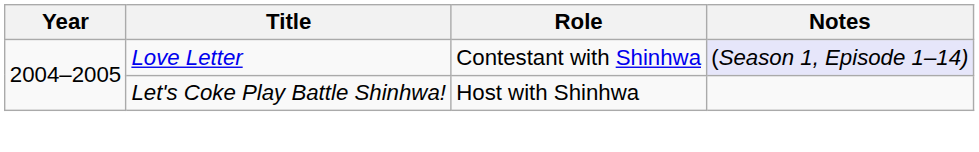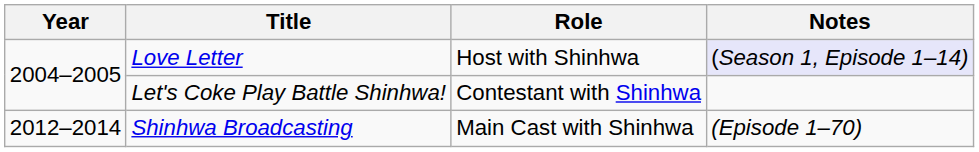(579, 57) Contestant with Shinhwa -> (548, 57) Host with Shinhwa
(548, 92) Host with Shinhwa -> (579, 92) Contestant with Shinhwa
+ row: (242, 127)
